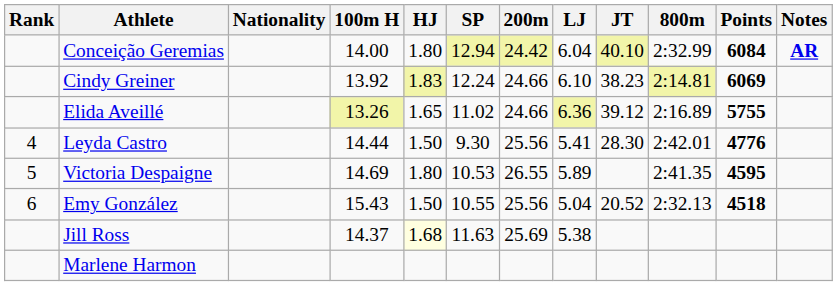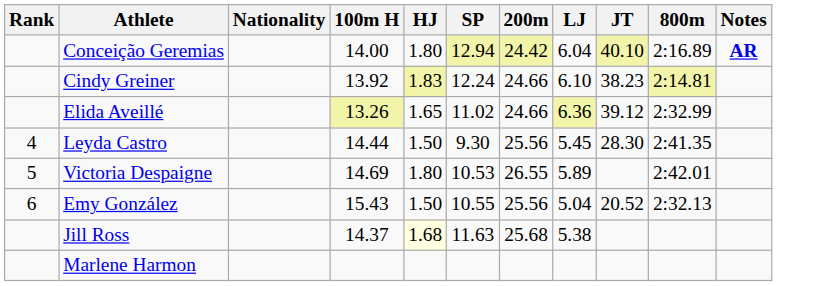- column: (746, 19)
(682, 50) 2:32.99 -> (682, 50) 2:16.89
(682, 111) 2:16.89 -> (682, 111) 2:32.99
(575, 142) 5.41 -> (575, 142) 5.45
(682, 142) 2:42.01 -> (682, 142) 2:41.35
(682, 173) 2:41.35 -> (682, 173) 2:42.01
(526, 234) 25.69 -> (526, 234) 25.68
